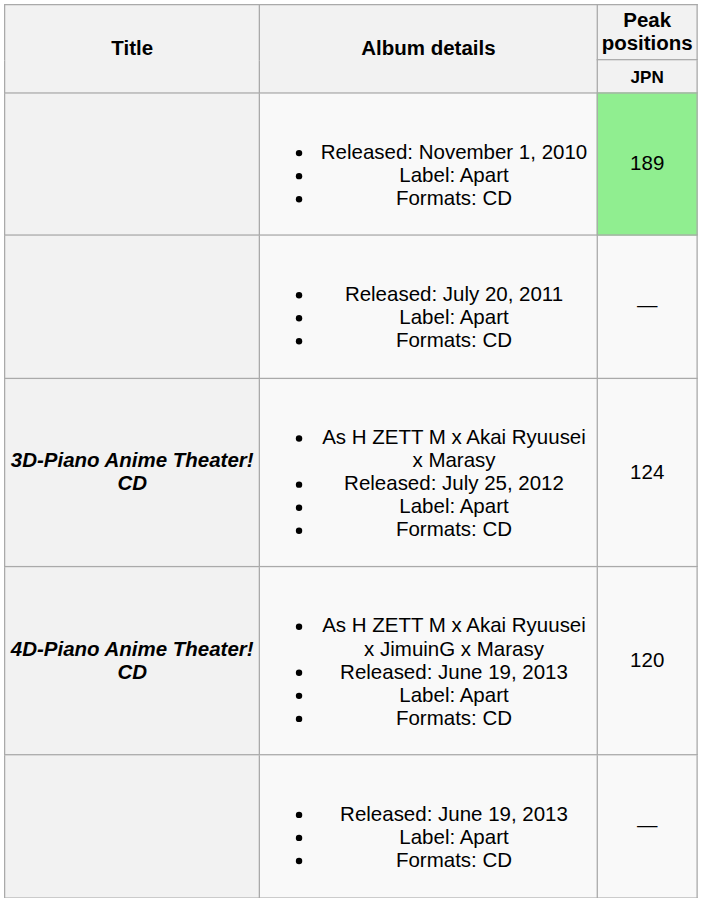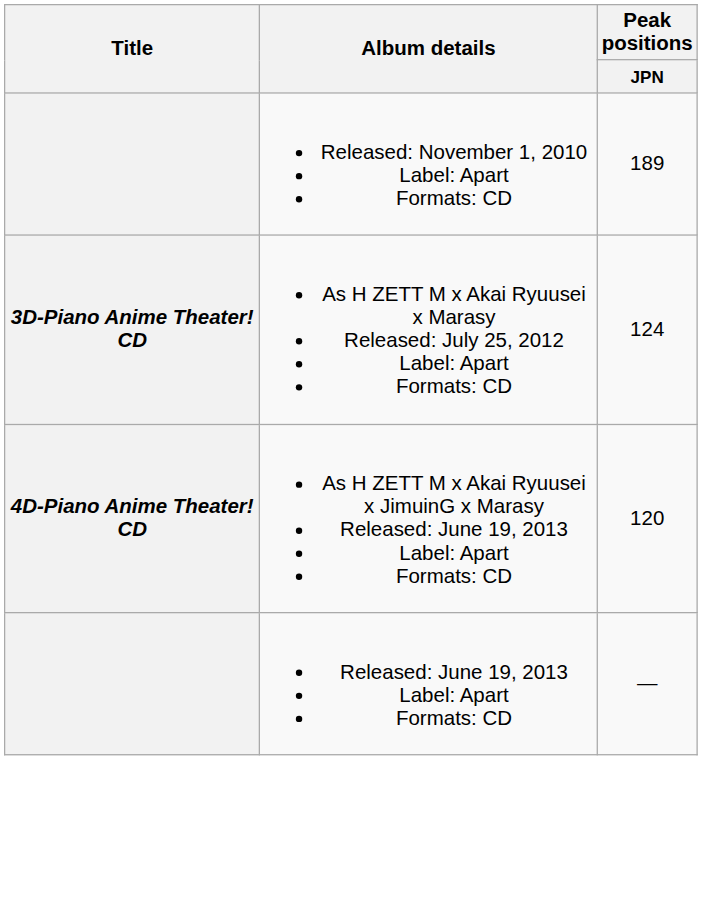(647, 163) lightgreen background -> (647, 163) no background
- row: (428, 318)
